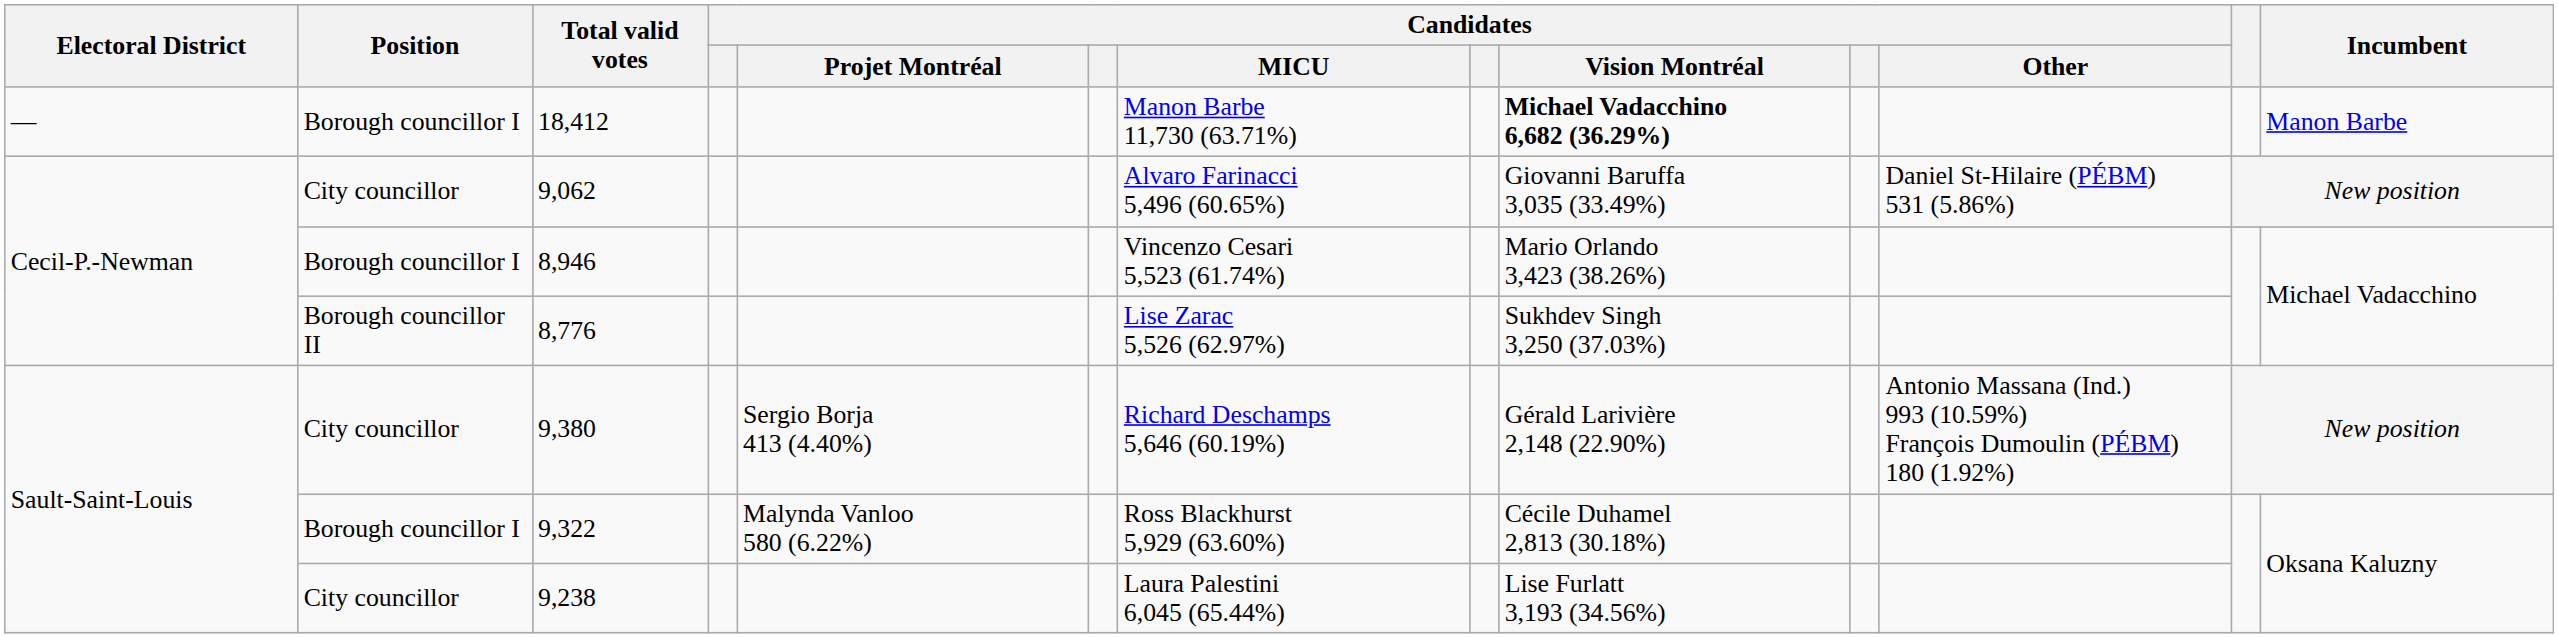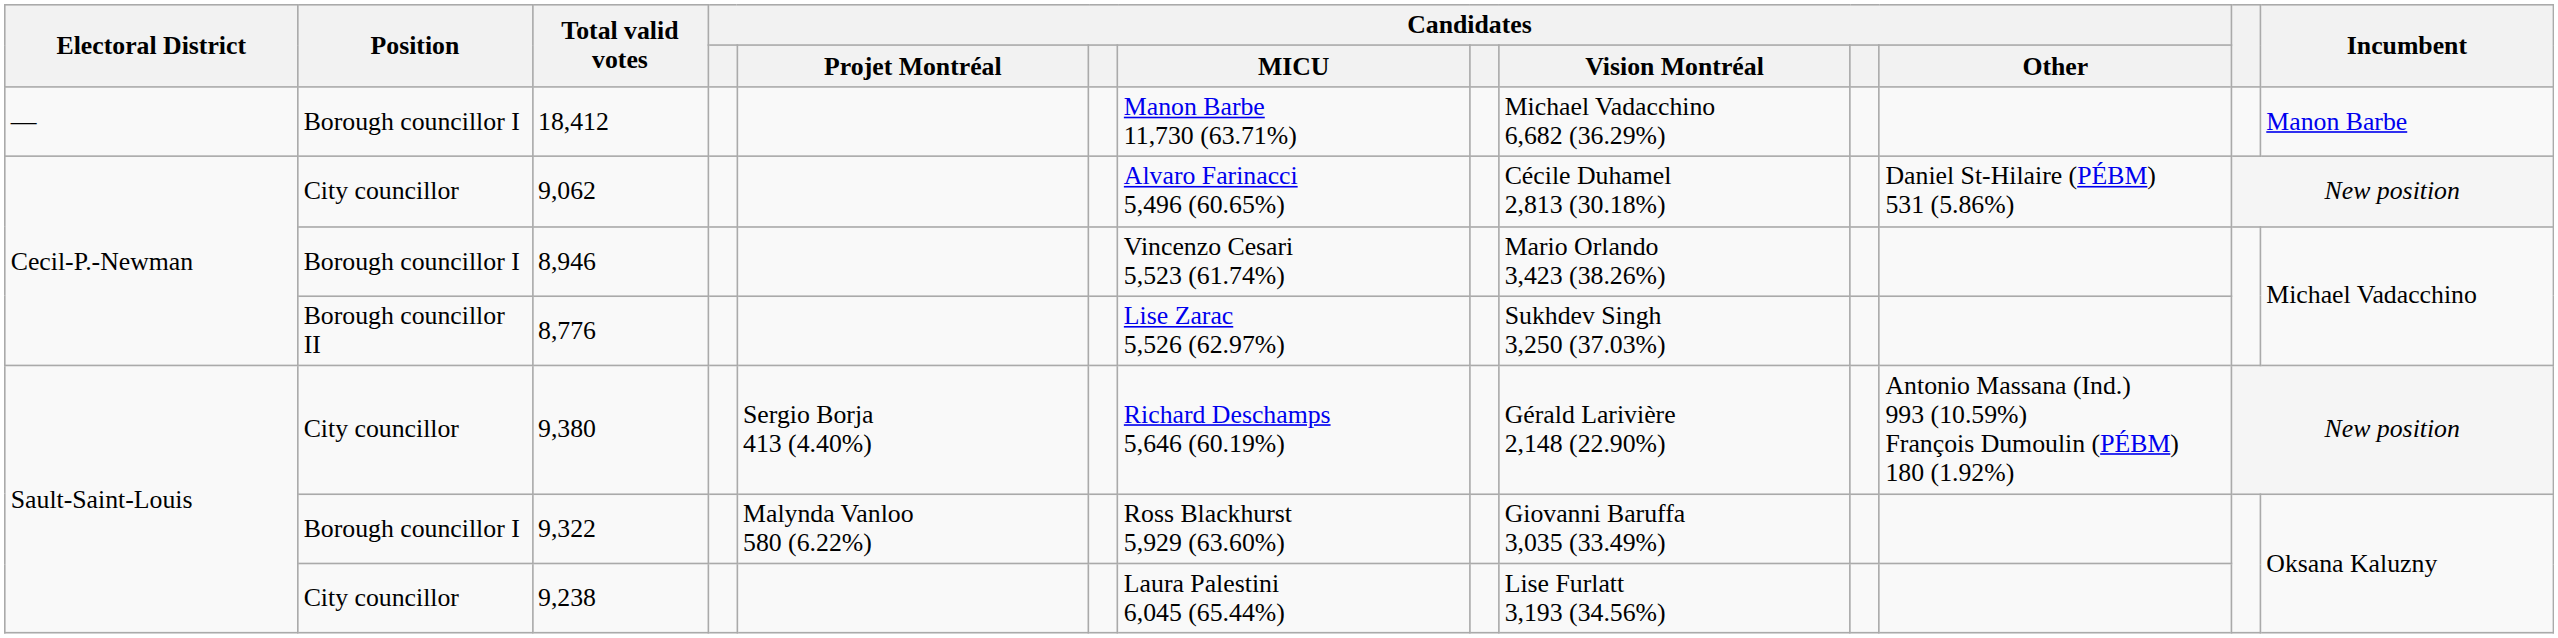(1616, 121) bold -> (1610, 121) normal
(1595, 190) Giovanni Baruffa 3,035 (33.49%) -> (1588, 190) Cécile Duhamel 2,813 (30.18%)
(1588, 528) Cécile Duhamel 2,813 (30.18%) -> (1595, 528) Giovanni Baruffa 3,035 (33.49%)
